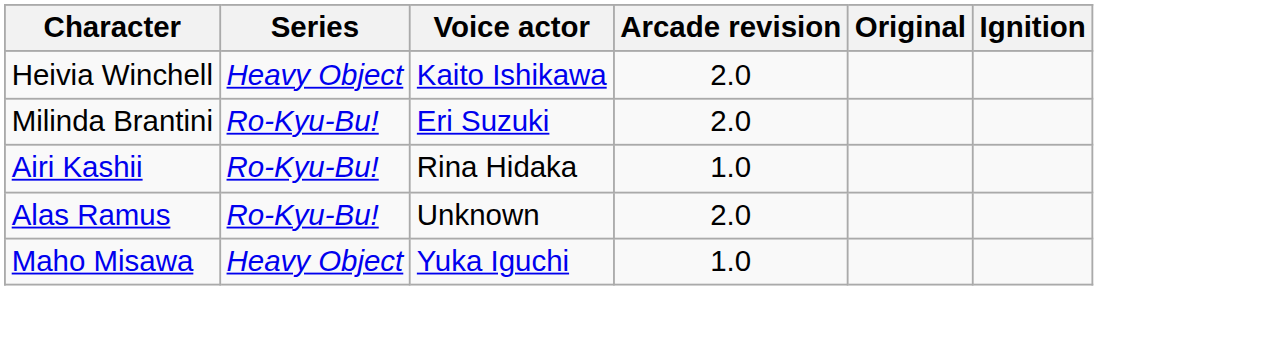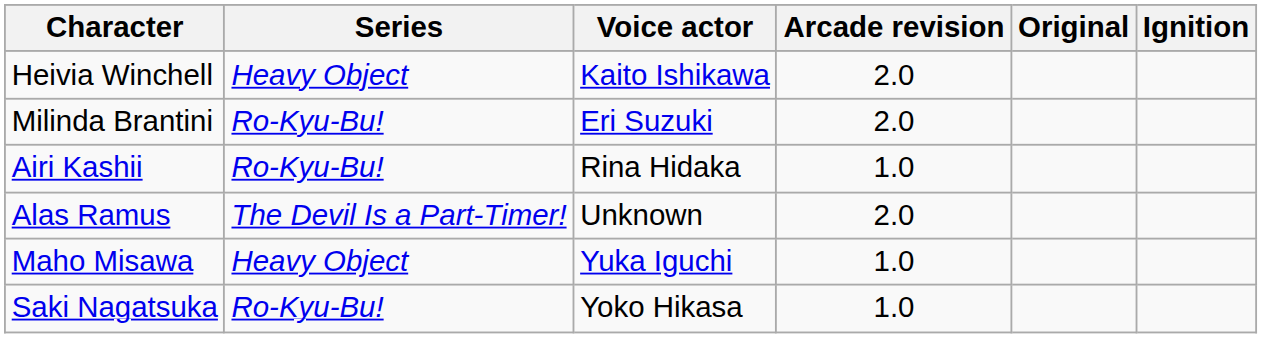(303, 214) Ro-Kyu-Bu! -> (399, 214) The Devil Is a Part-Timer!
+ row: (115, 307)
